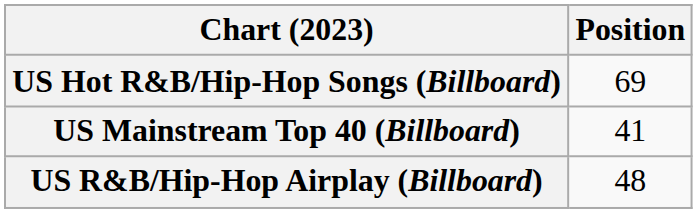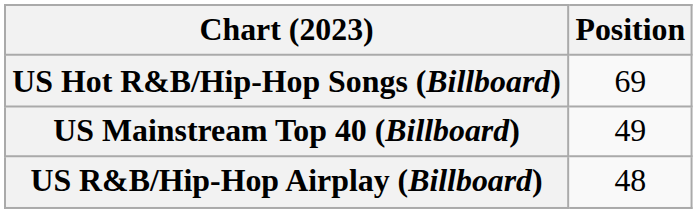(630, 130) 41 -> (630, 130) 49
